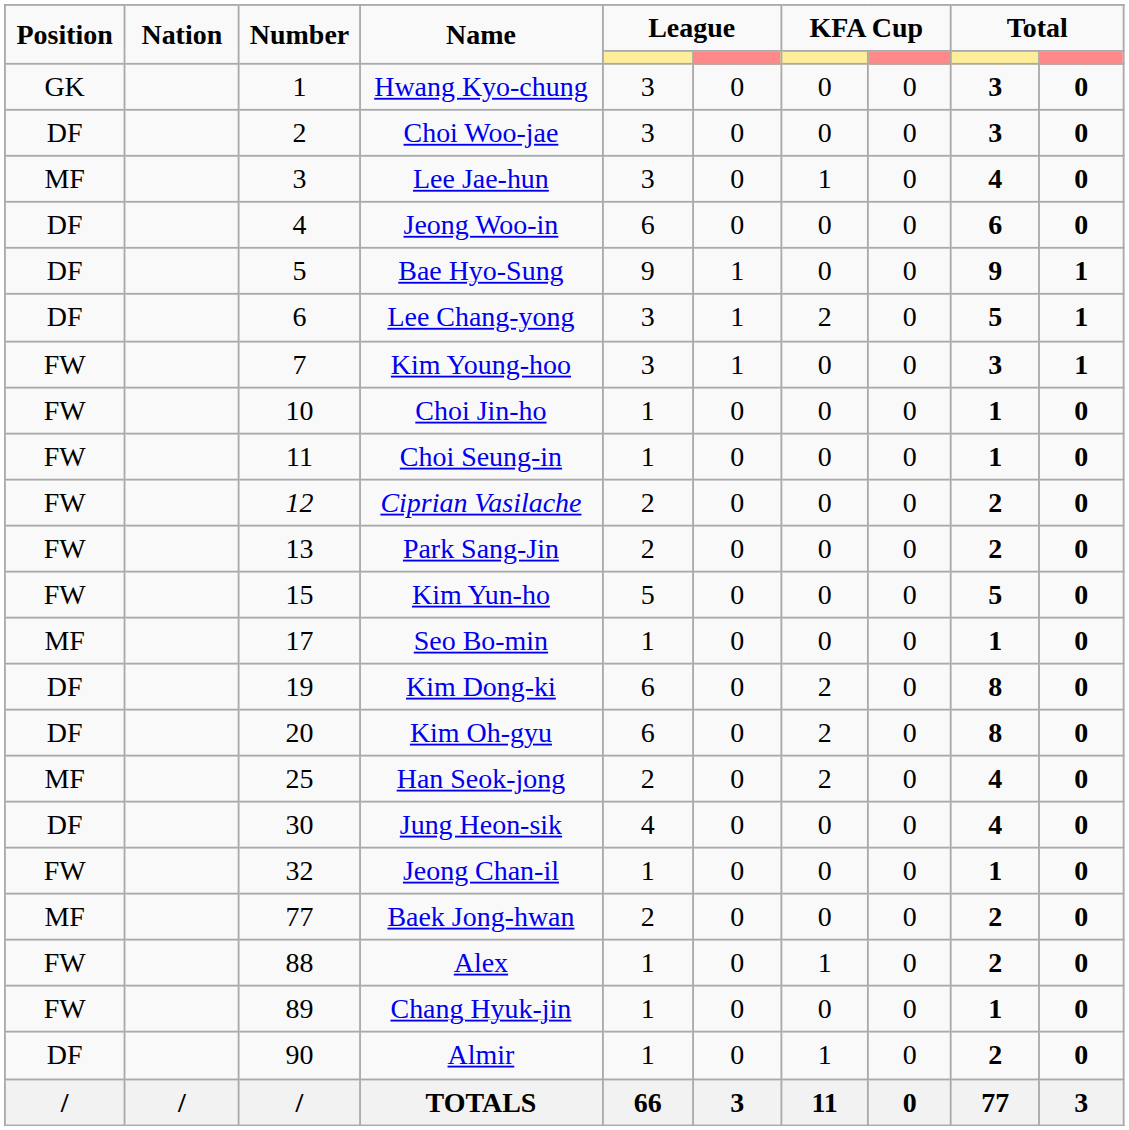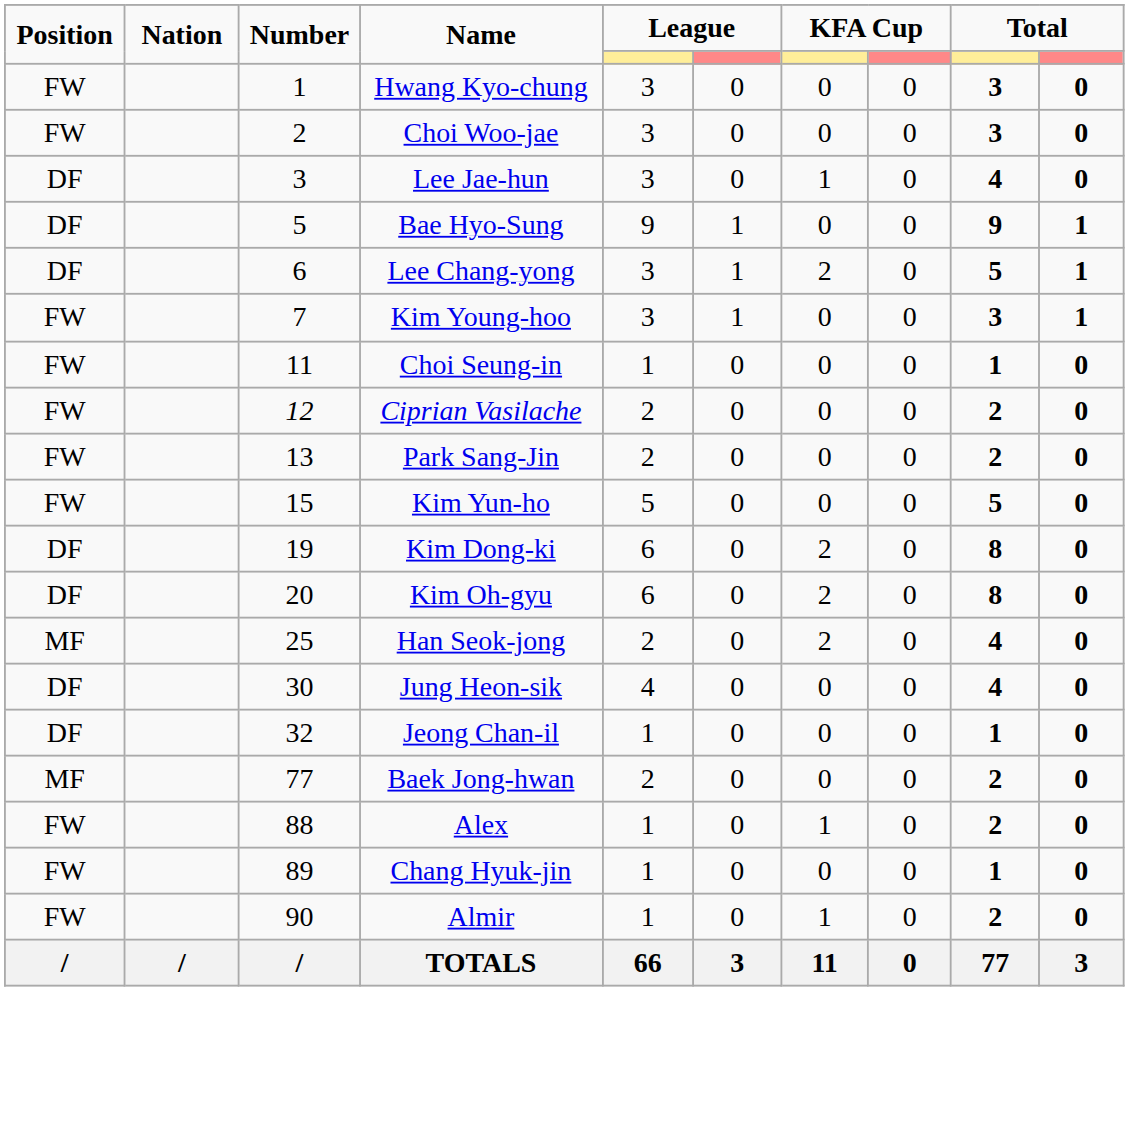(65, 86) GK -> (65, 86) FW
(65, 132) DF -> (65, 132) FW
(65, 179) MF -> (65, 179) DF
- row: (481, 225)
- row: (481, 409)
- row: (481, 640)
(65, 870) FW -> (65, 732) DF
(65, 1055) DF -> (65, 916) FW
